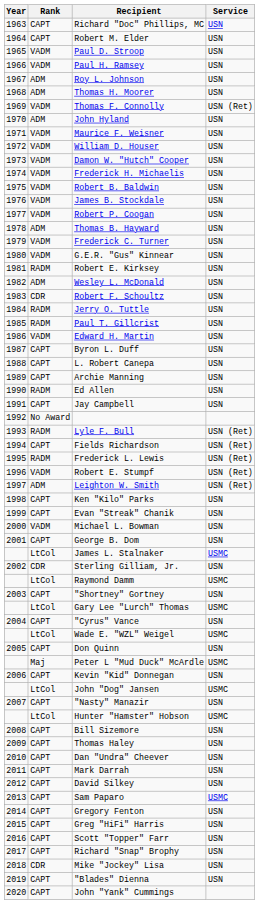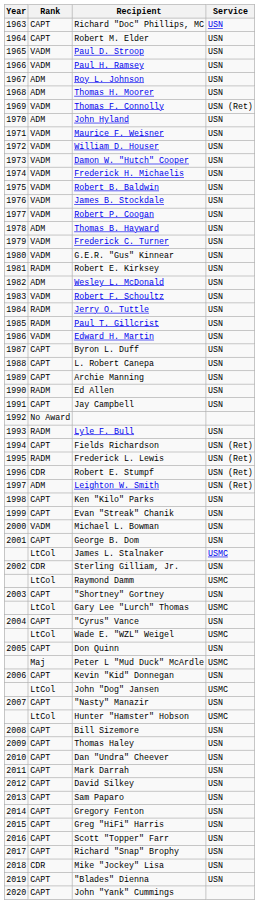(38, 296) CDR -> (40, 296) VADM
(230, 432) USN (Ret) -> (215, 432) USN
(40, 472) VADM -> (38, 472) CDR
(218, 798) USMC -> (215, 798) USN
